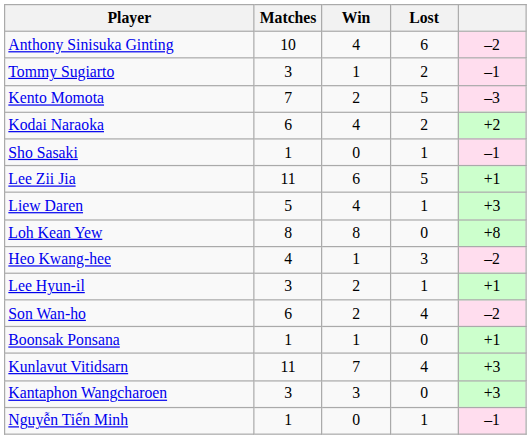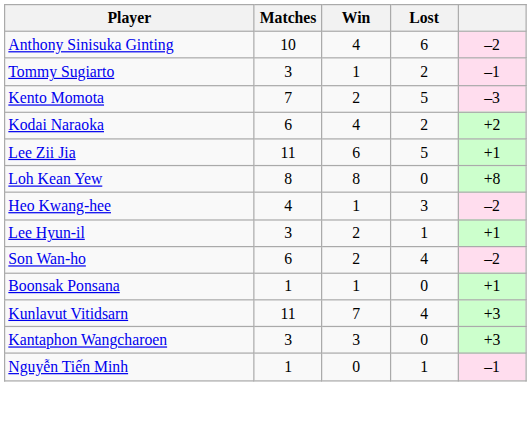- row: (43, 152)
- row: (46, 205)
